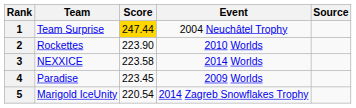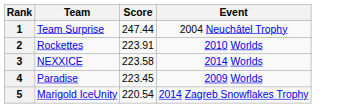- column: (331, 12)
(138, 29) gold background -> (138, 29) no background
(138, 45) 223.90 -> (138, 45) 223.91
